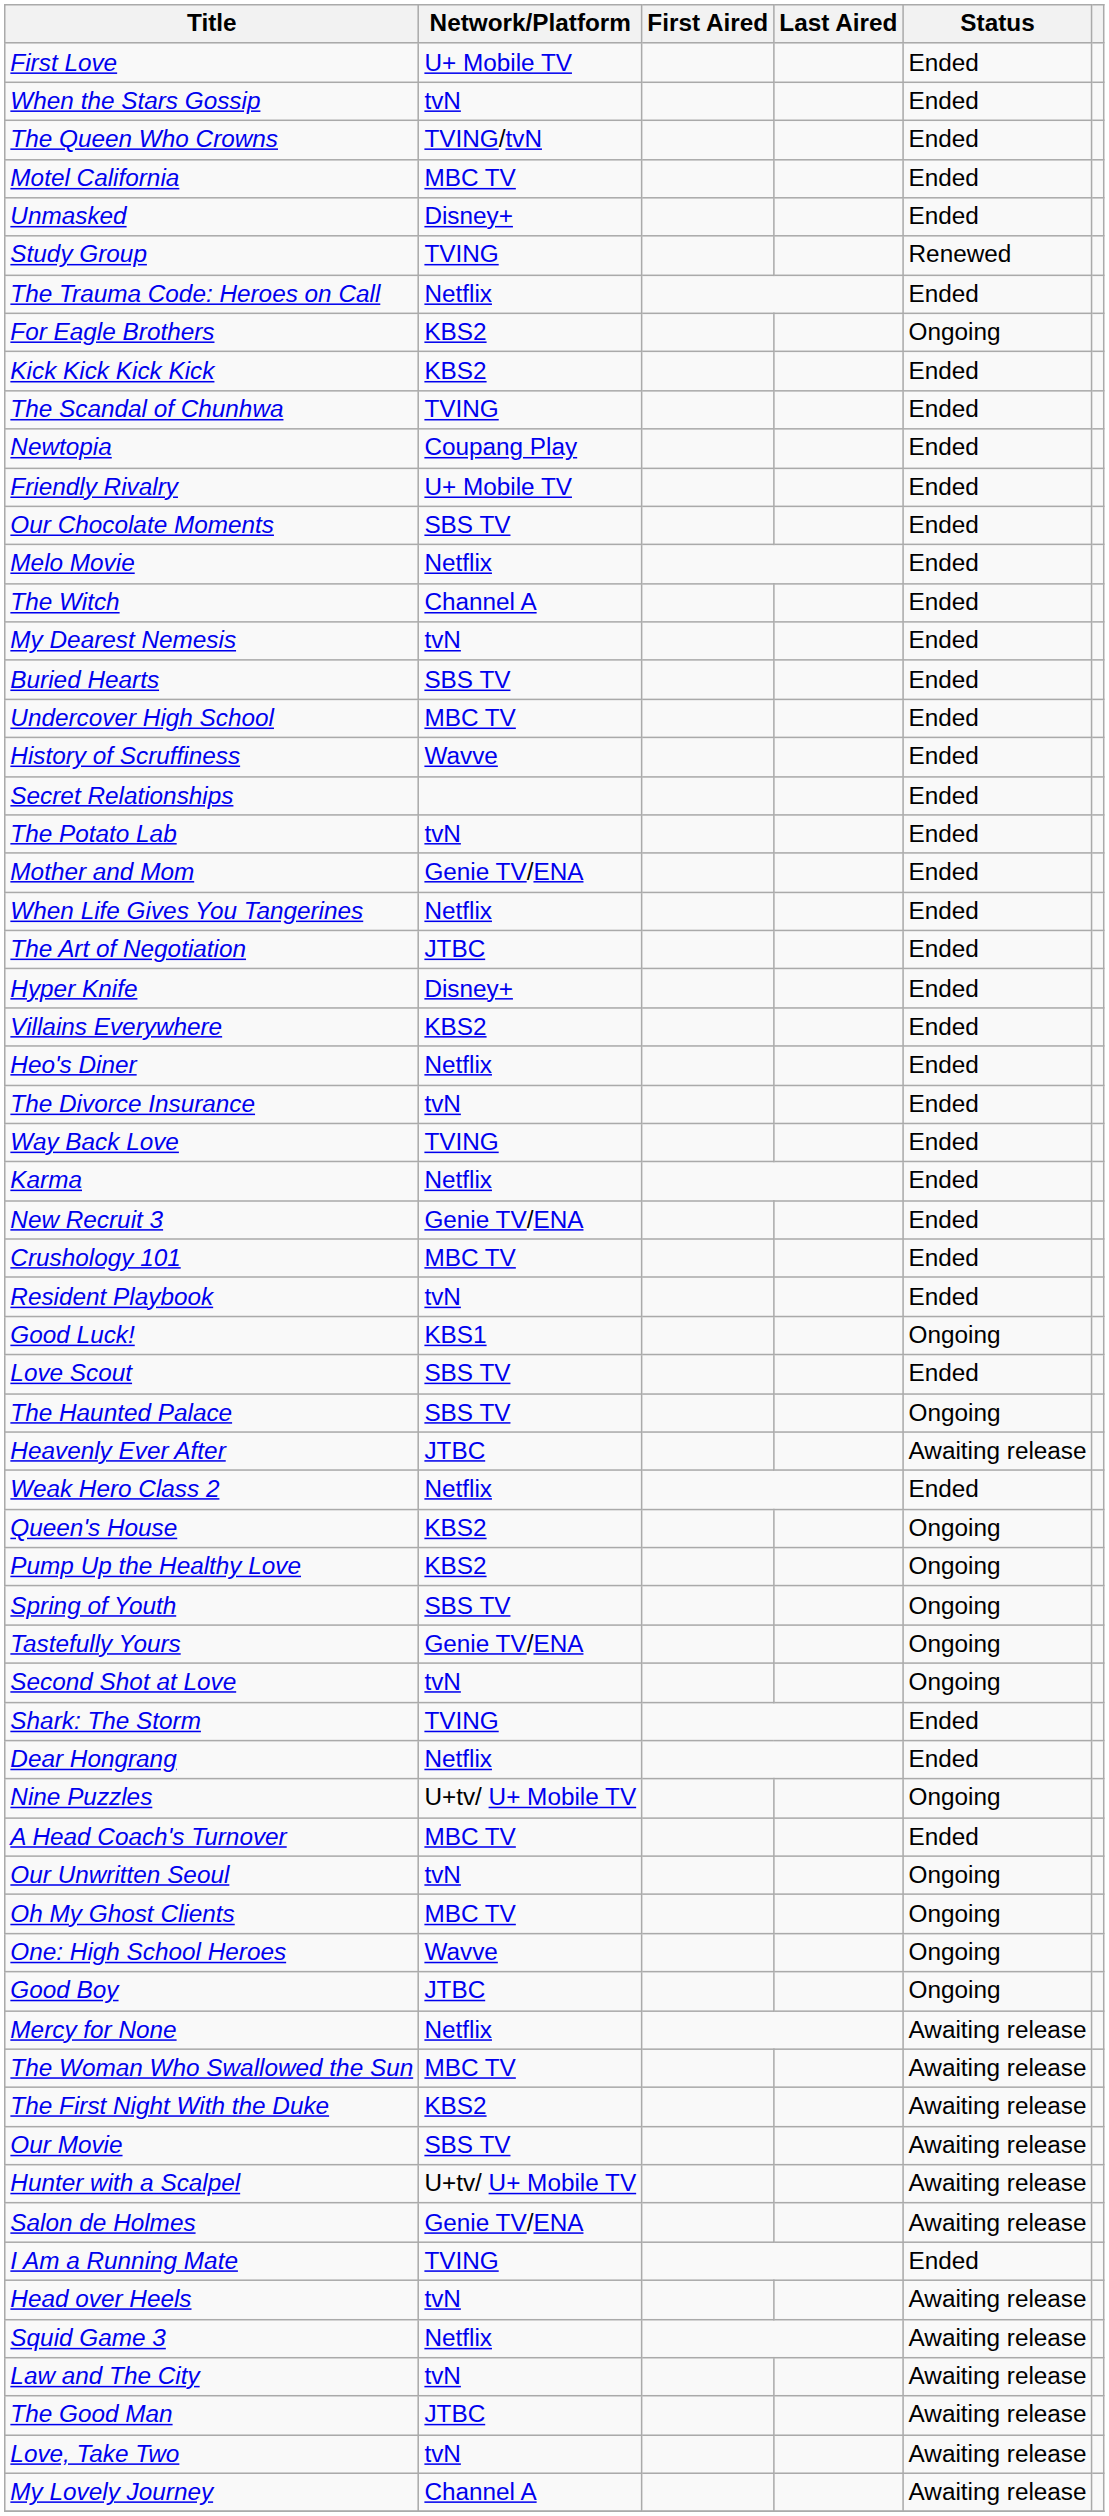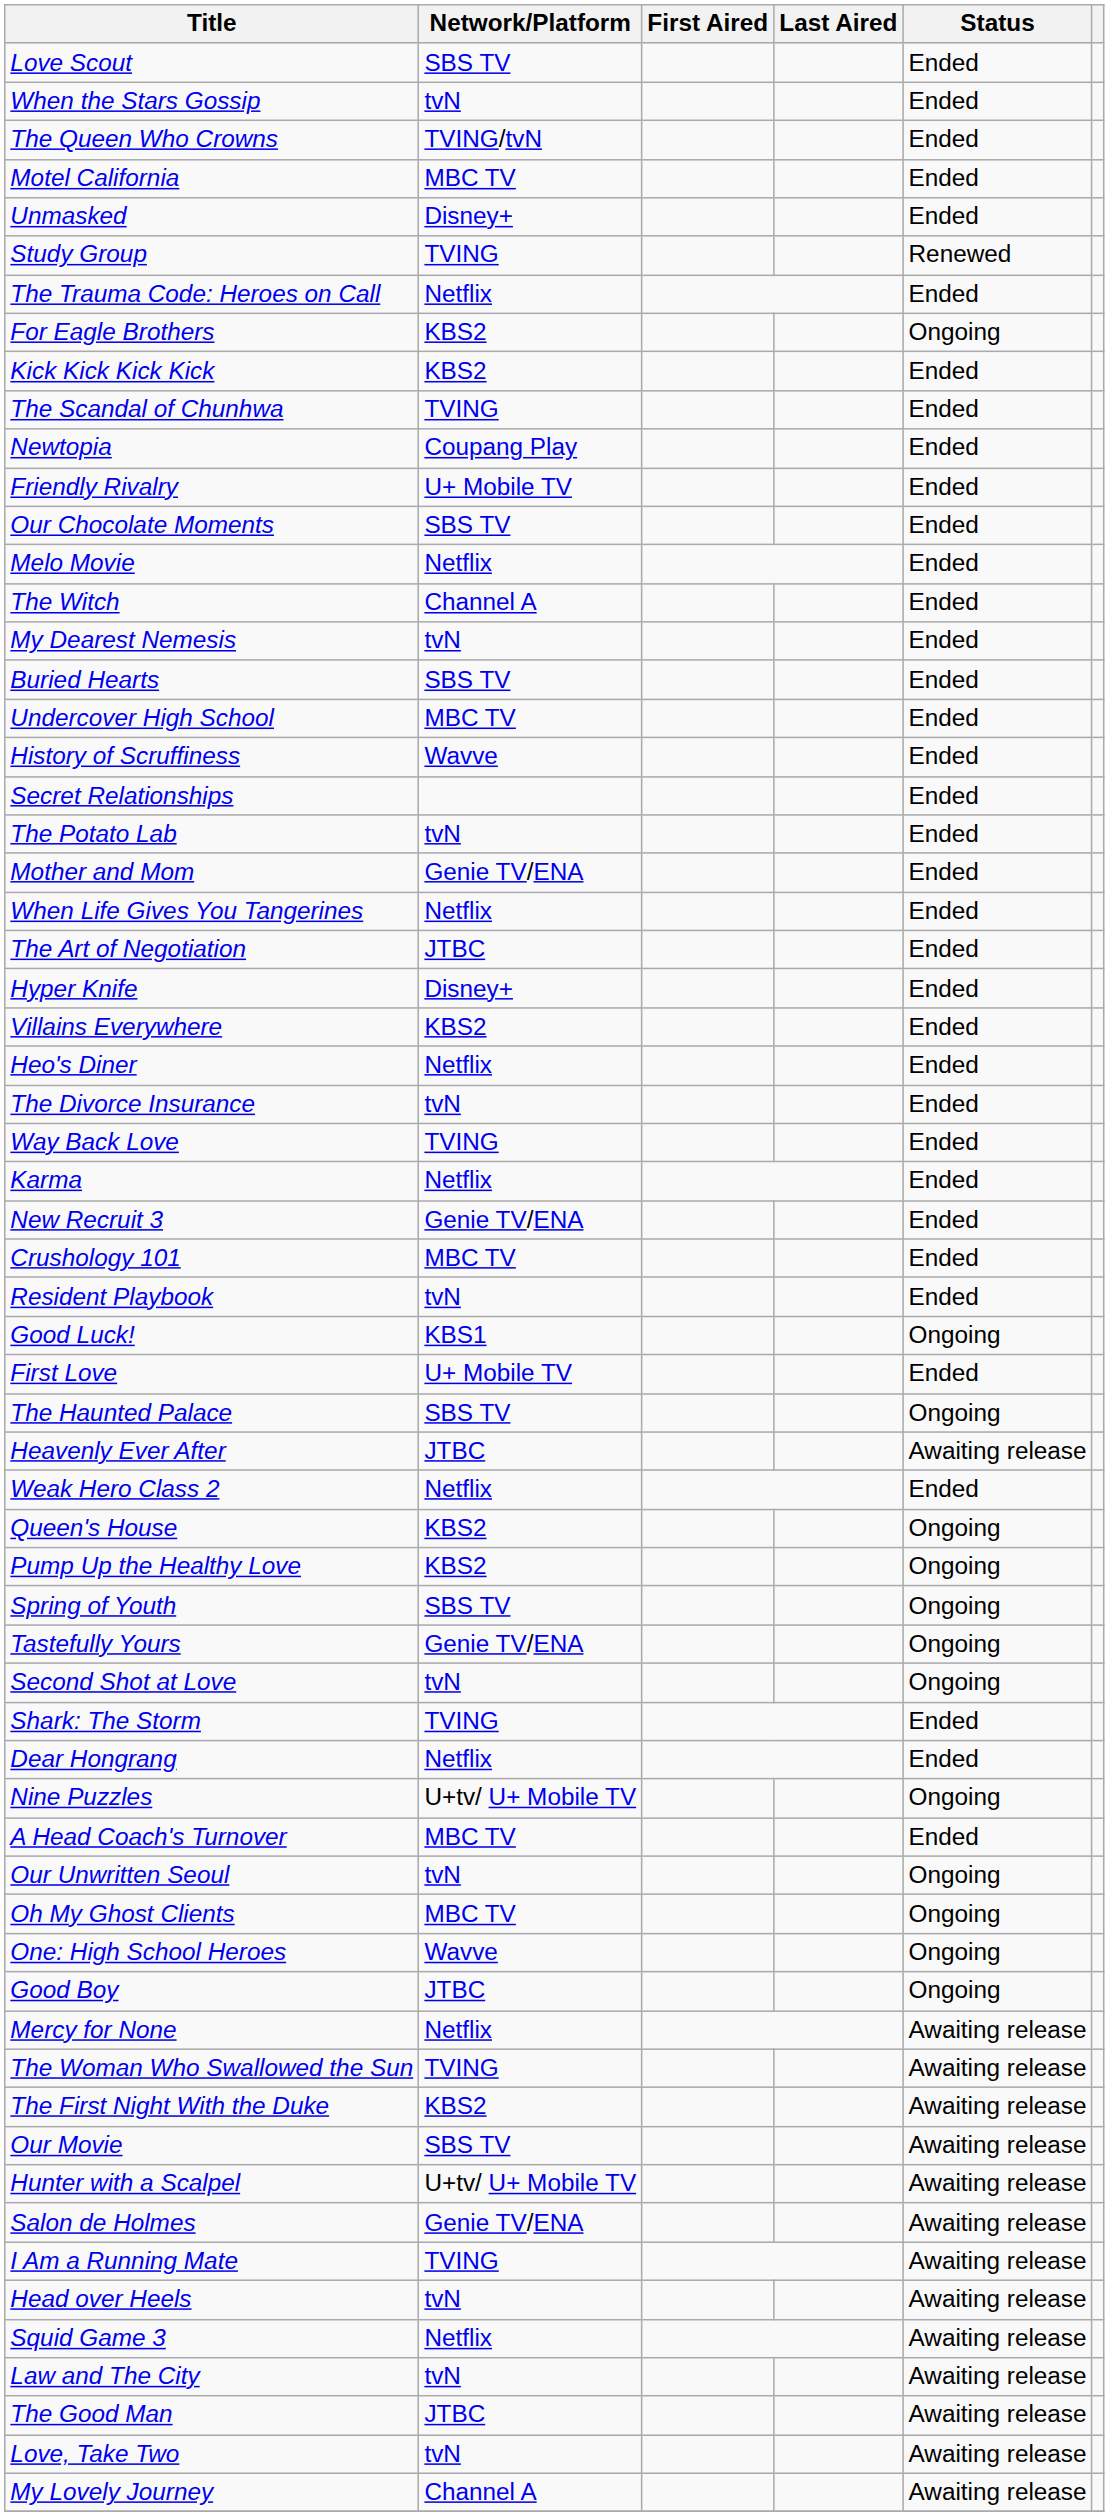rows swapped: (71, 1373) <-> (64, 62)
(470, 2067) MBC TV -> (462, 2067) TVING
(944, 2260) Ended -> (998, 2260) Awaiting release
